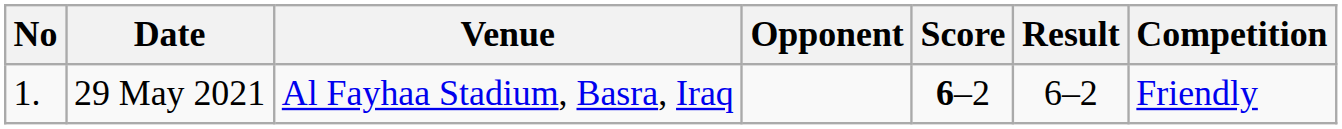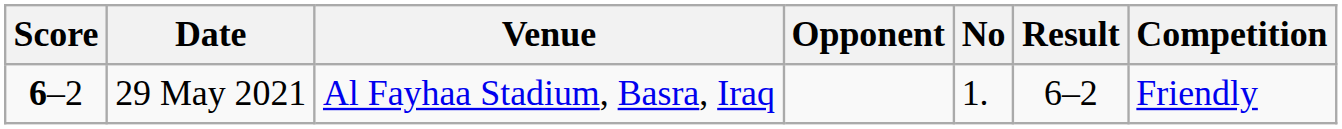columns swapped: (35, 34) <-> (963, 34)
